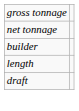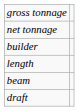+ row: (18, 81)
